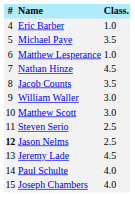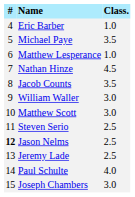(110, 156) 4.5 -> (110, 156) 2.5
(110, 185) 4.0 -> (110, 185) 3.0
